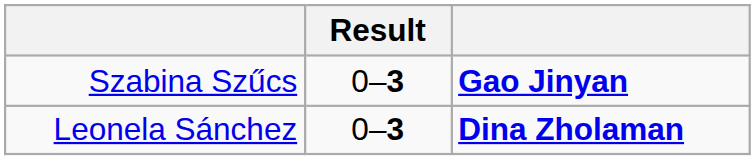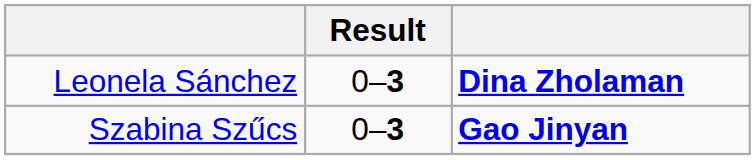rows swapped: (193, 80) <-> (175, 130)
